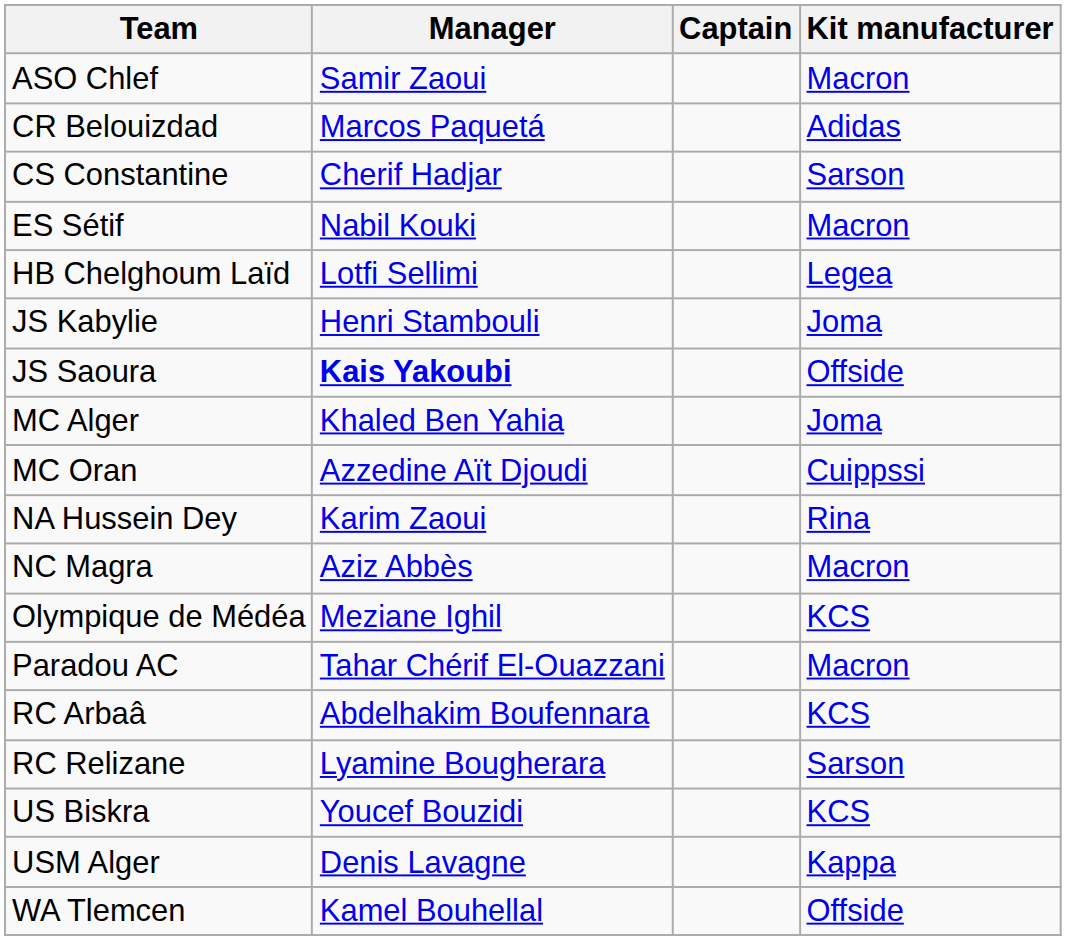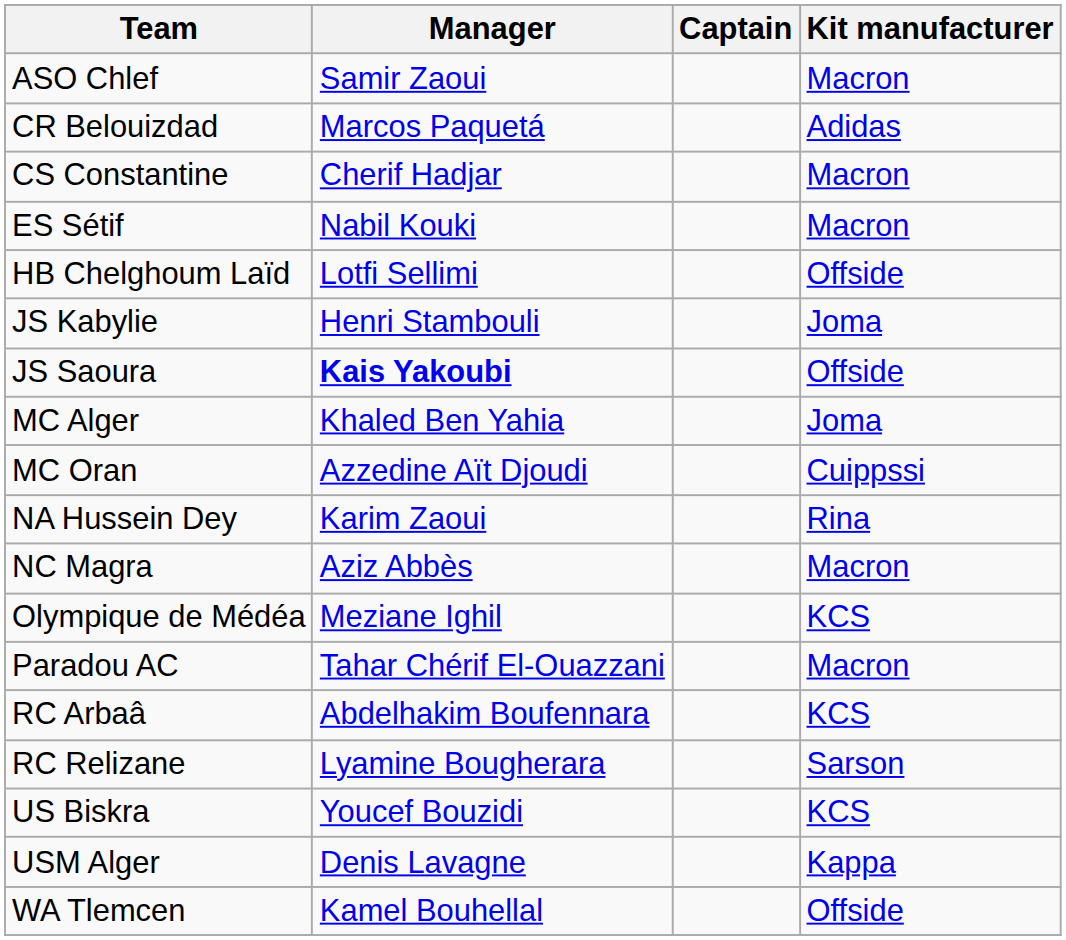(855, 175) Sarson -> (858, 175) Macron
(849, 273) Legea -> (855, 273) Offside
